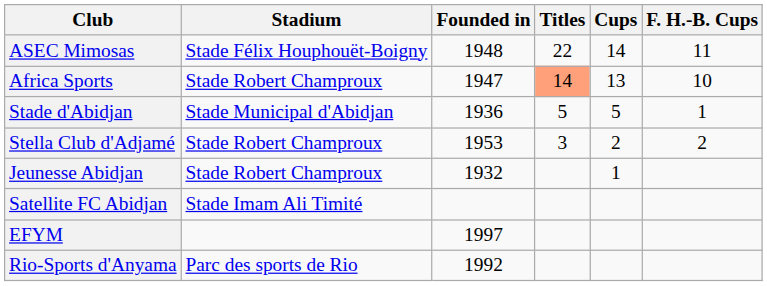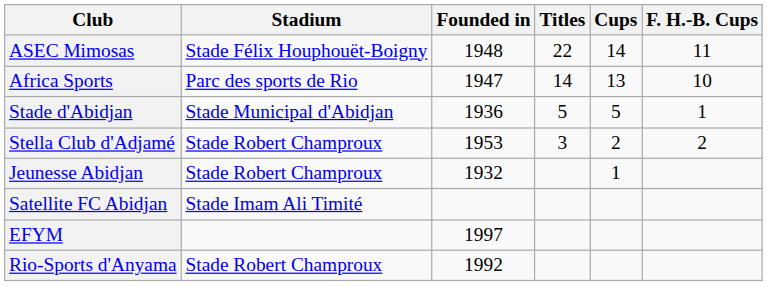(284, 81) Stade Robert Champroux -> (272, 81) Parc des sports de Rio
(562, 81) lightsalmon background -> (562, 81) no background
(272, 265) Parc des sports de Rio -> (284, 265) Stade Robert Champroux
